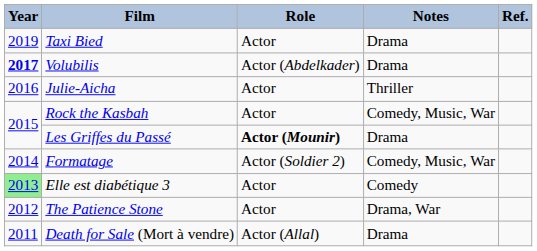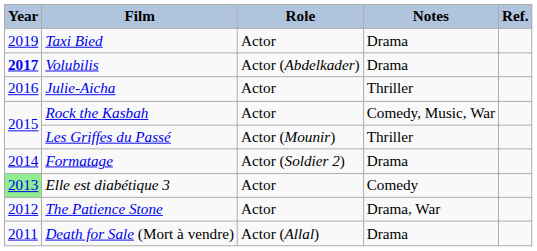(291, 137) bold -> (288, 137) normal
(387, 137) Drama -> (390, 137) Thriller
(431, 161) Comedy, Music, War -> (387, 161) Drama
